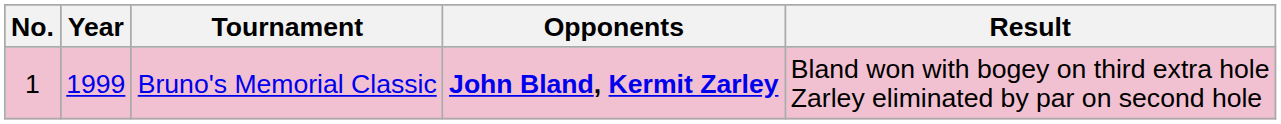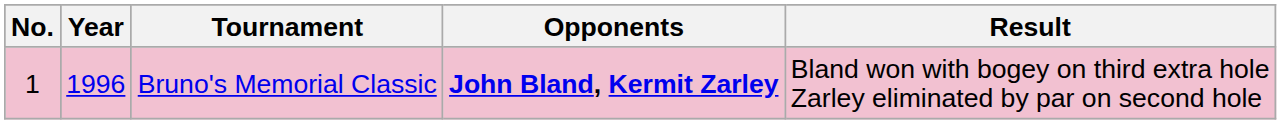(96, 83) 1999 -> (96, 83) 1996
